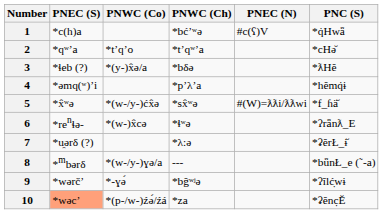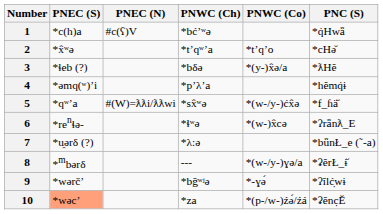columns swapped: (272, 13) <-> (136, 13)
(65, 49) *qʷ’a -> (63, 49) *x̂ʷə
(63, 103) *x̂ʷə -> (65, 103) *qʷ’a
(330, 142) *ʡĕrŁ_ɨ̆ -> (344, 142) *bǖnŁ_e (˜-a)
(344, 162) *bǖnŁ_e (˜-a) -> (330, 162) *ʡĕrŁ_ɨ̆
